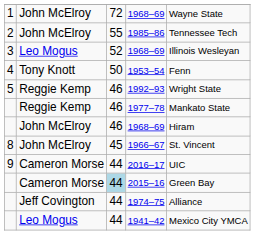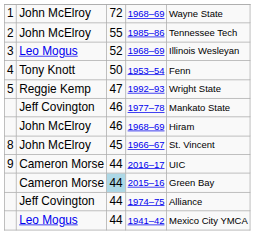(116, 88) 46 -> (116, 88) 47
(55, 107) Reggie Kemp -> (57, 107) Jeff Covington
